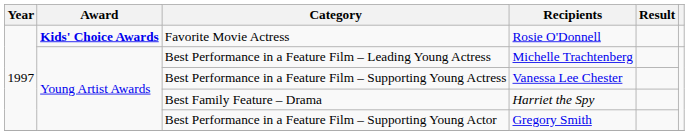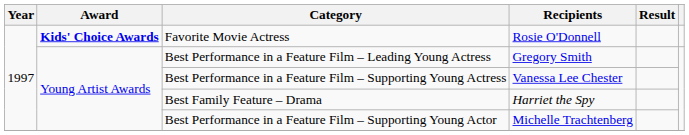(573, 57) Michelle Trachtenberg -> (552, 57) Gregory Smith
(552, 120) Gregory Smith -> (573, 120) Michelle Trachtenberg
